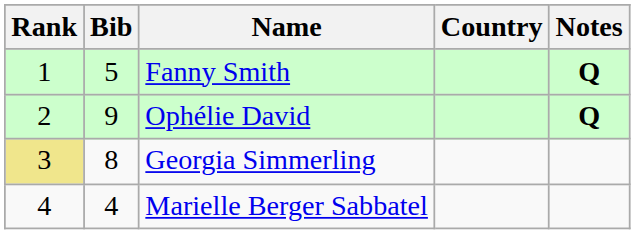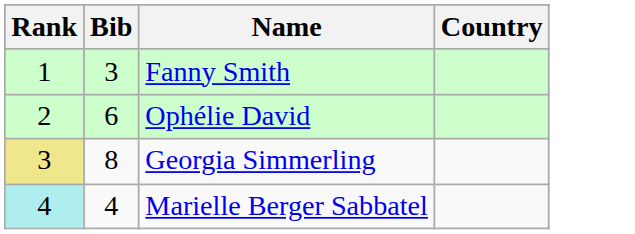- column: (589, 26)
(111, 71) 5 -> (111, 71) 3
(111, 116) 9 -> (111, 116) 6
(44, 205) no background -> (44, 205) paleturquoise background
